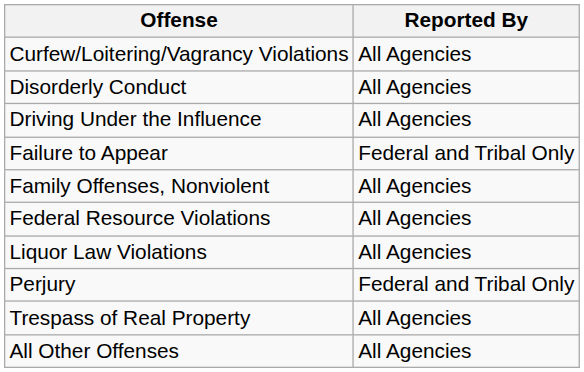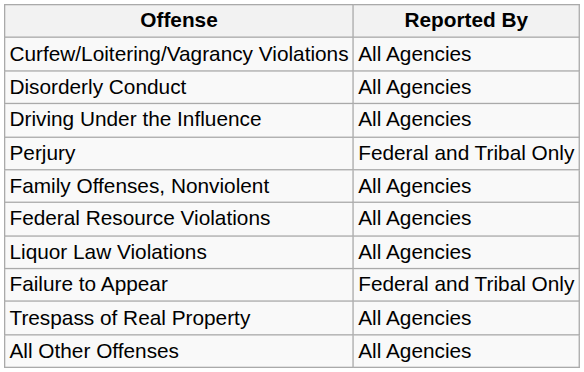rows swapped: (89, 152) <-> (42, 284)
